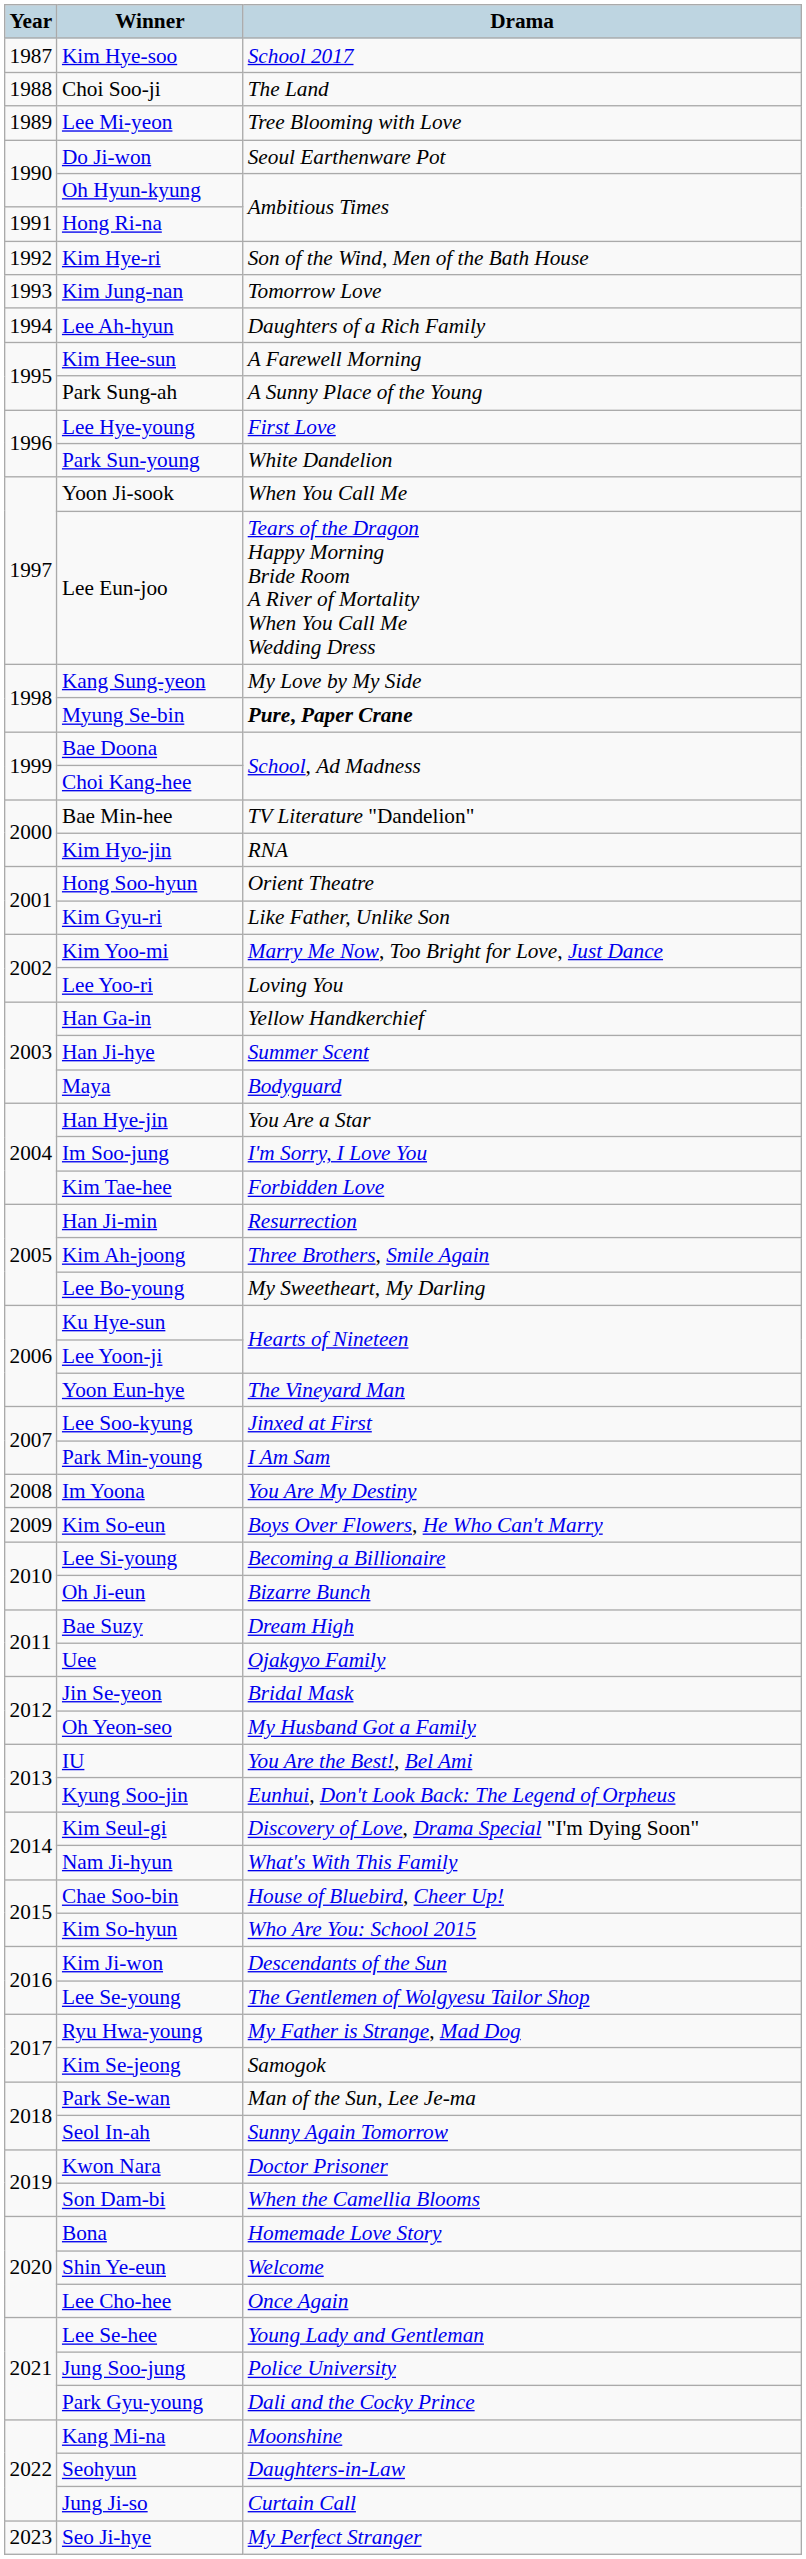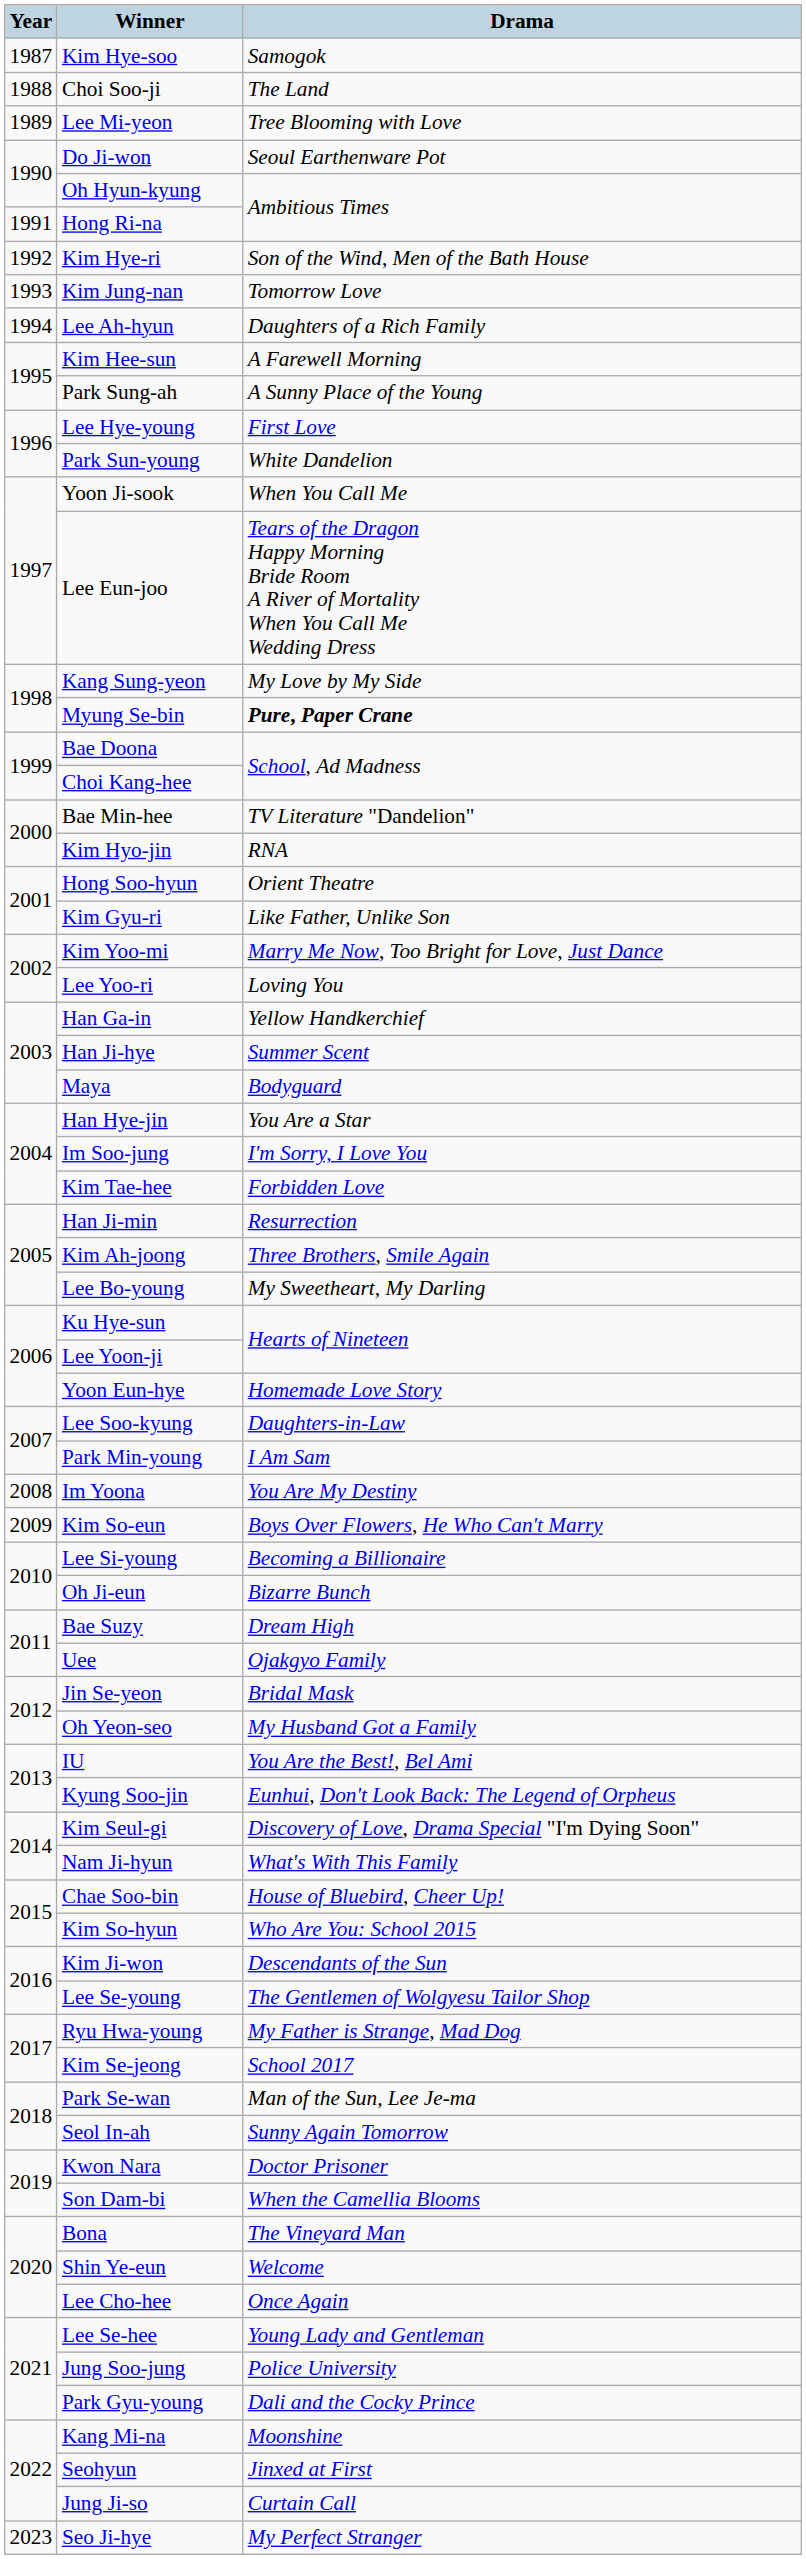(301, 55) School 2017 -> (287, 55) Samogok
(326, 1389) The Vineyard Man -> (345, 1389) Homemade Love Story
(310, 1423) Jinxed at First -> (326, 1423) Daughters-in-Law
(287, 2064) Samogok -> (301, 2064) School 2017
(345, 2233) Homemade Love Story -> (326, 2233) The Vineyard Man
(326, 2469) Daughters-in-Law -> (310, 2469) Jinxed at First
